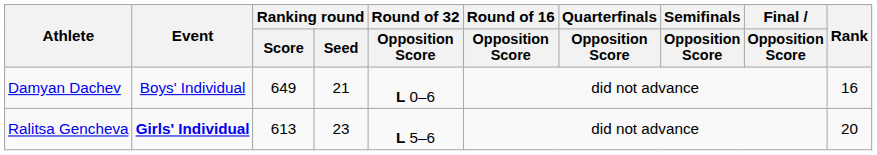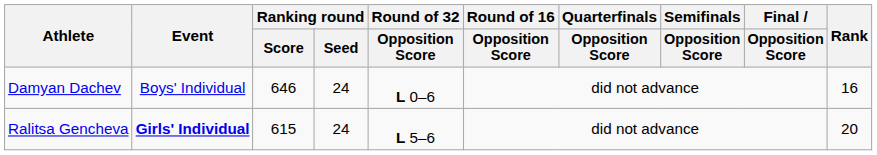(284, 88) 649 -> (284, 88) 646
(341, 88) 21 -> (341, 88) 24
(284, 129) 613 -> (284, 129) 615
(341, 129) 23 -> (341, 129) 24
